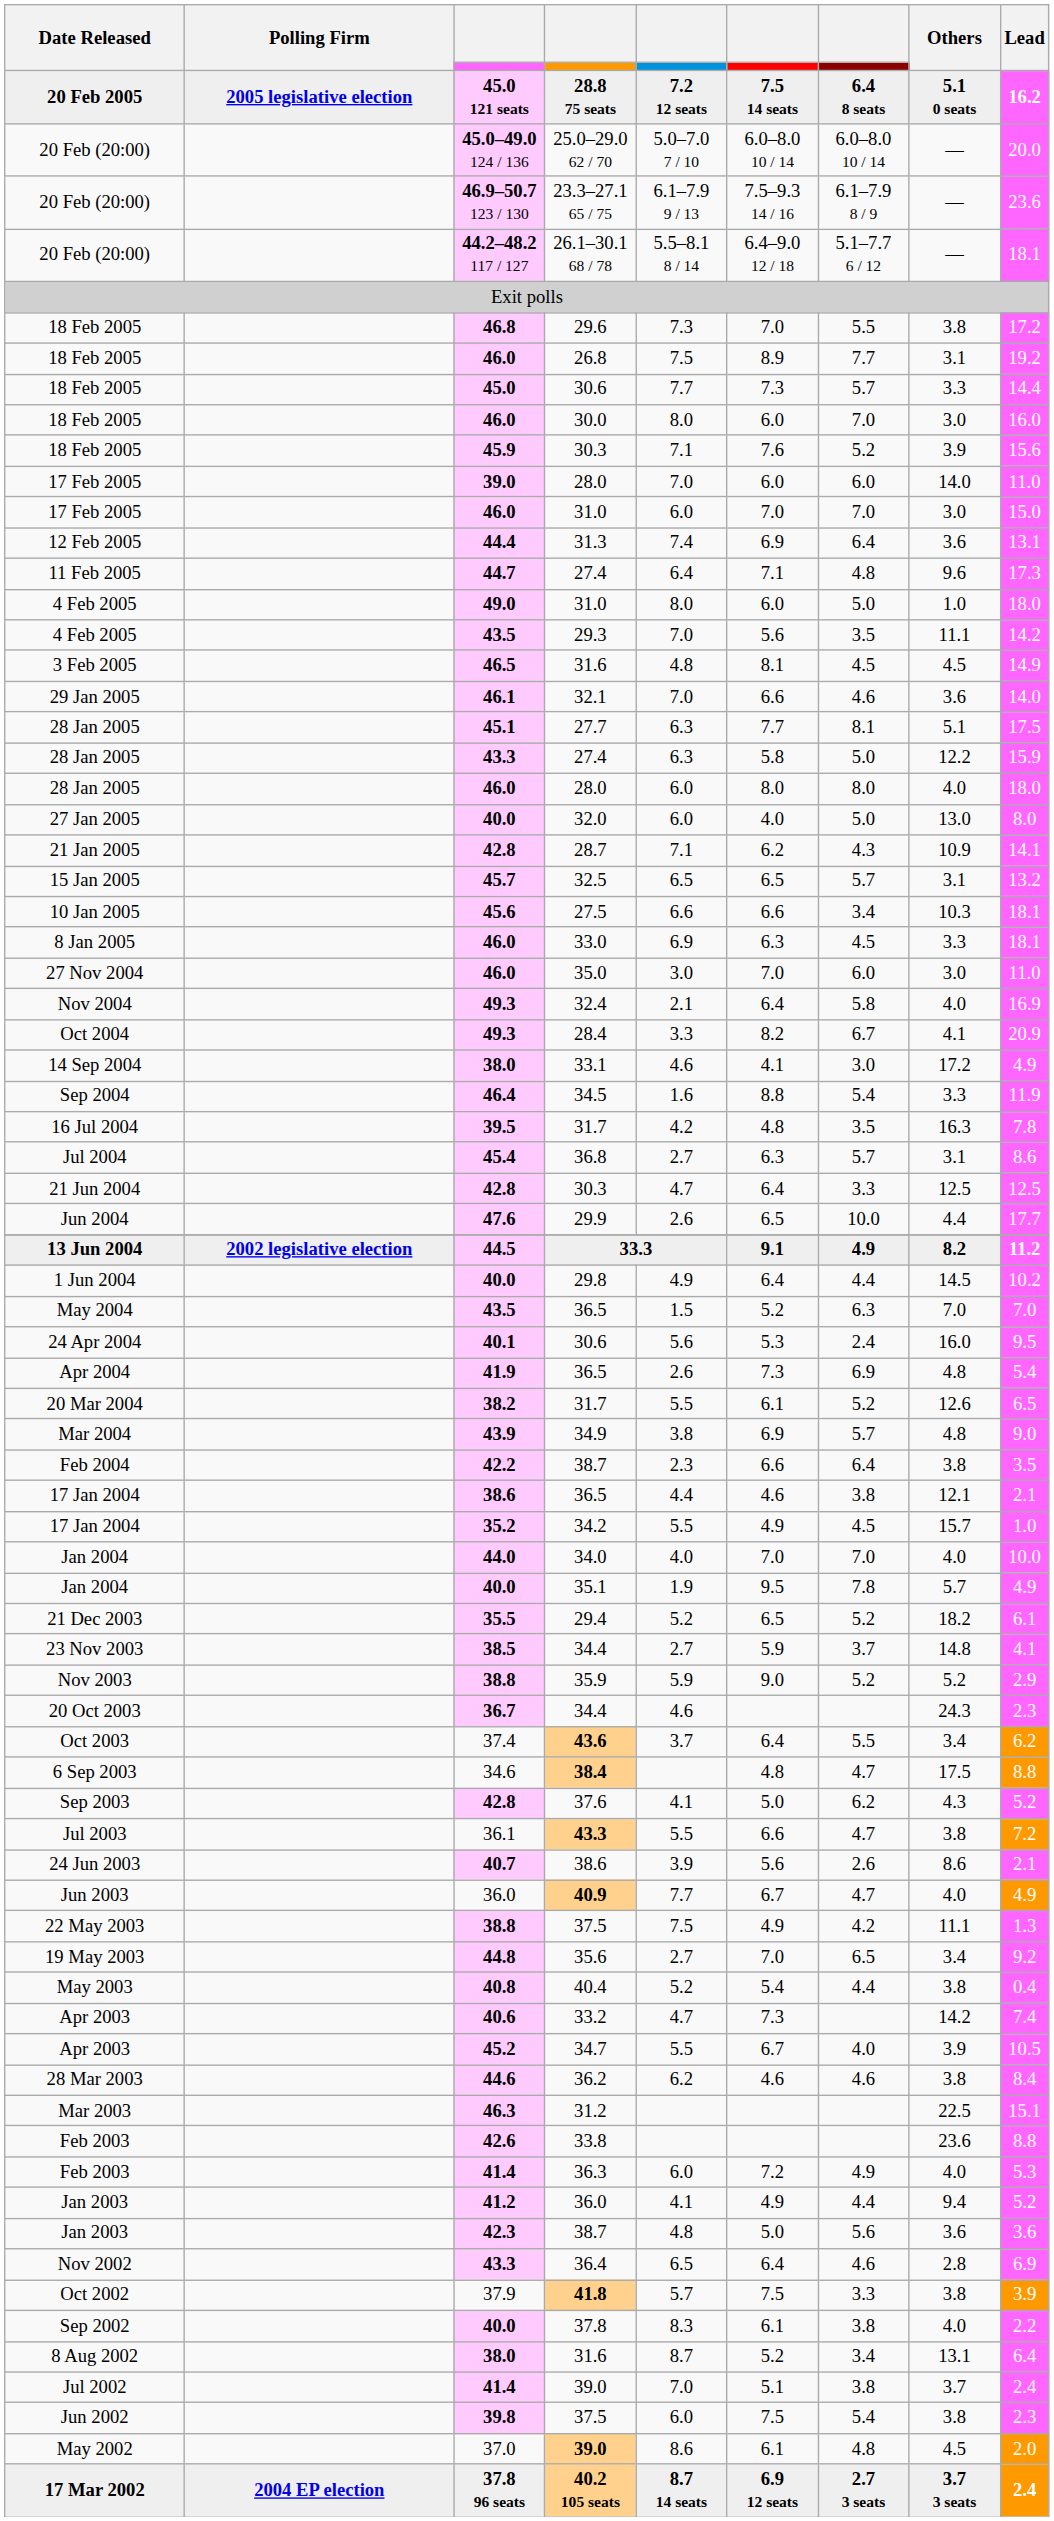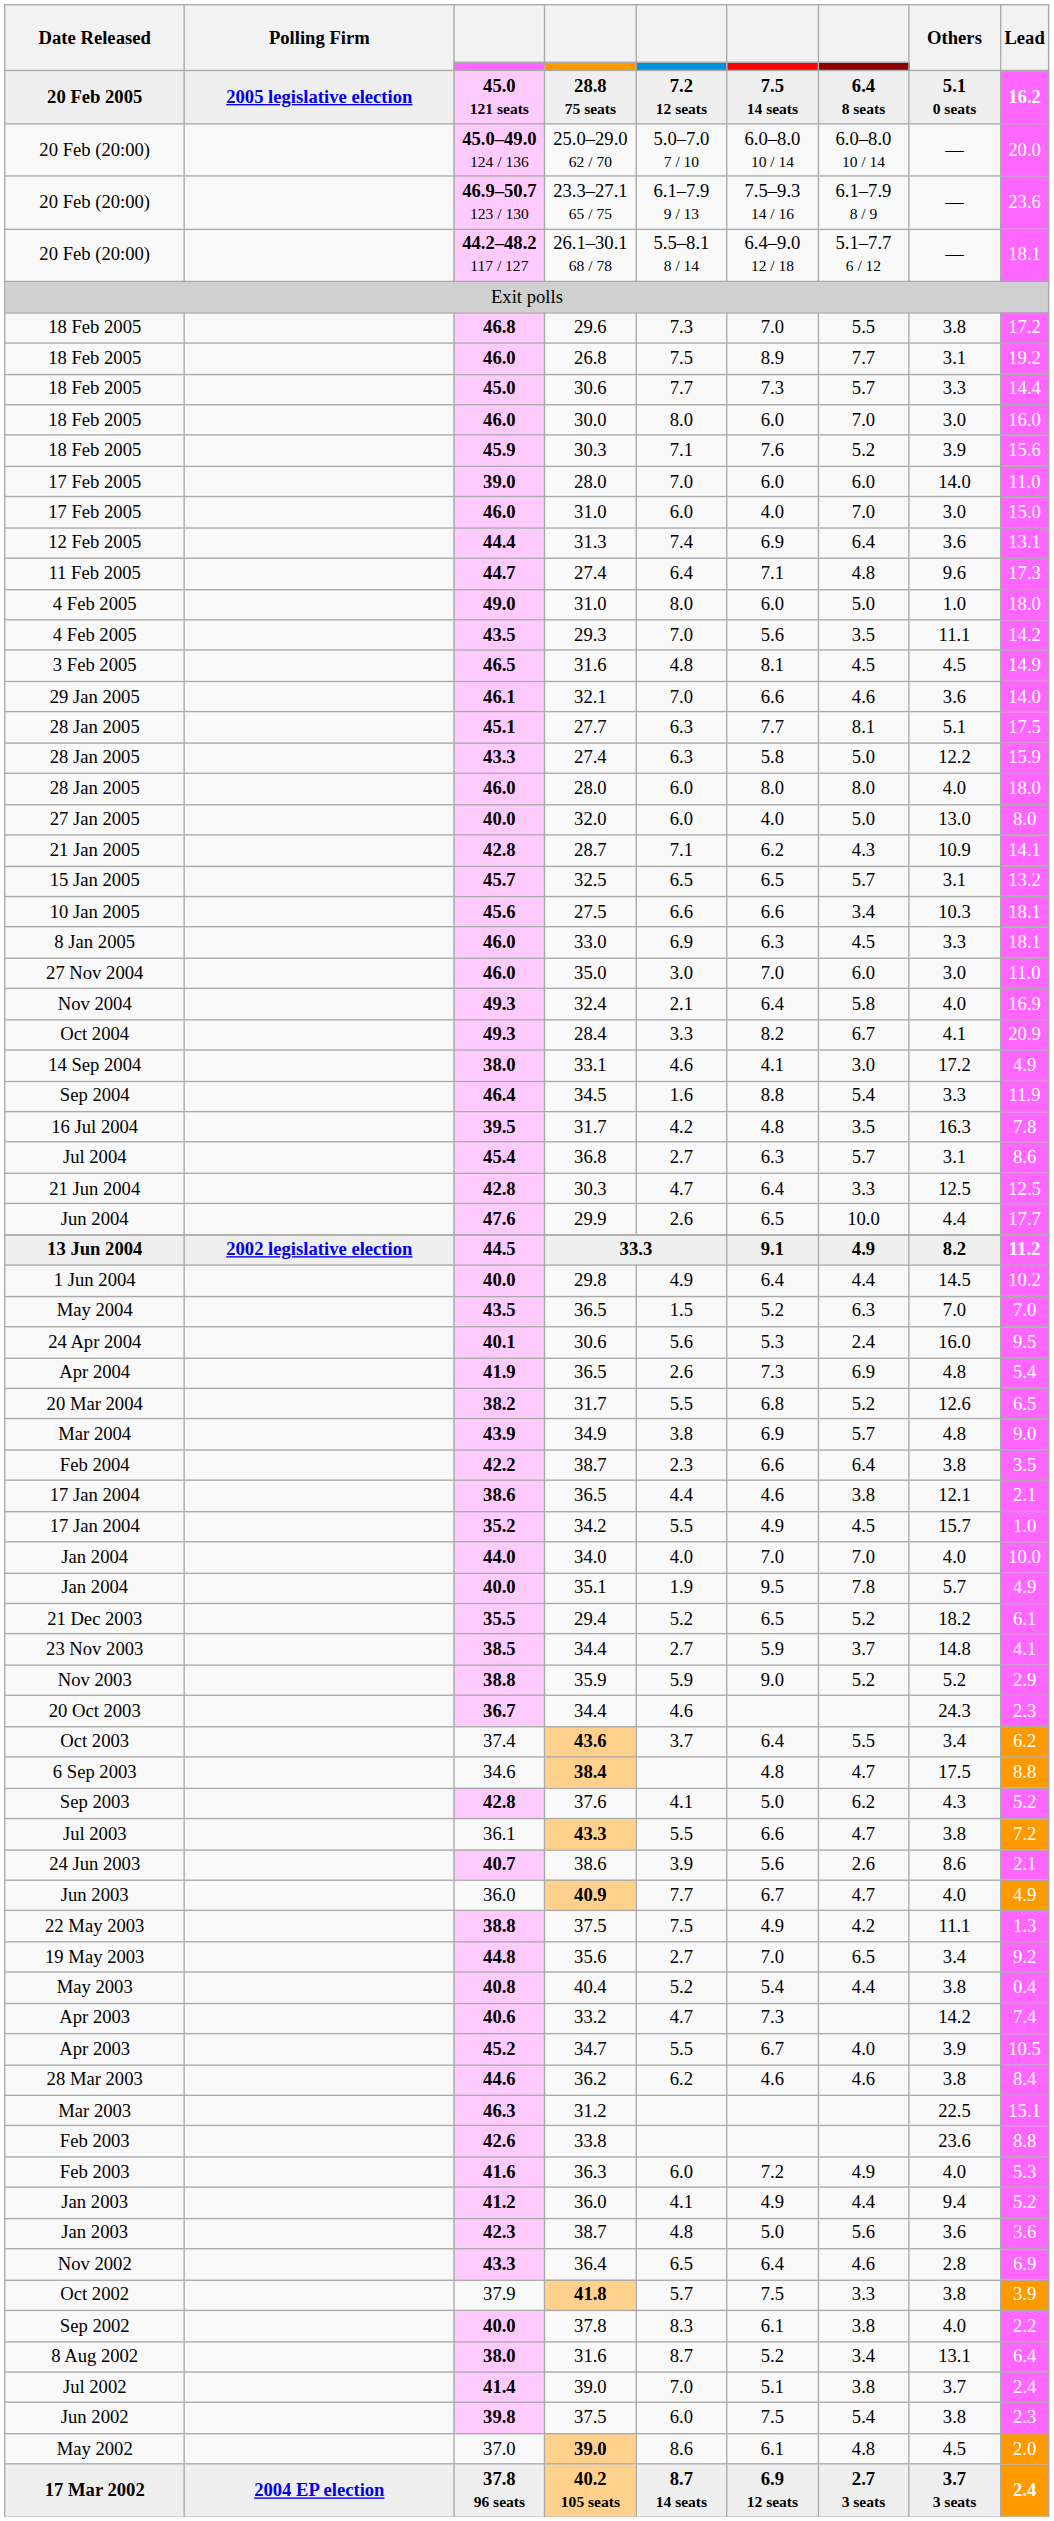(772, 511) 7.0 -> (772, 511) 4.0
(772, 1403) 6.1 -> (772, 1403) 6.8
(499, 2171) 41.4 -> (499, 2171) 41.6
